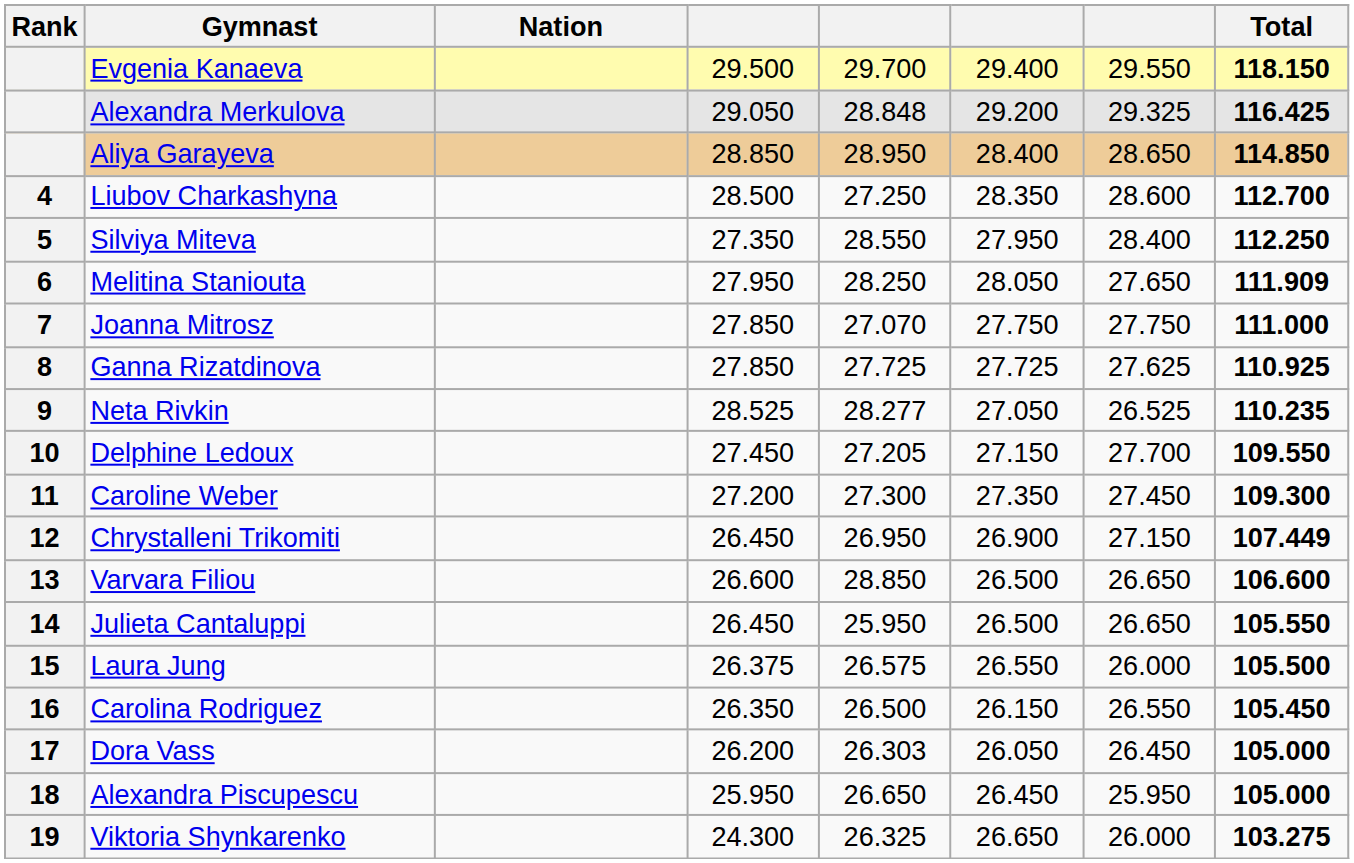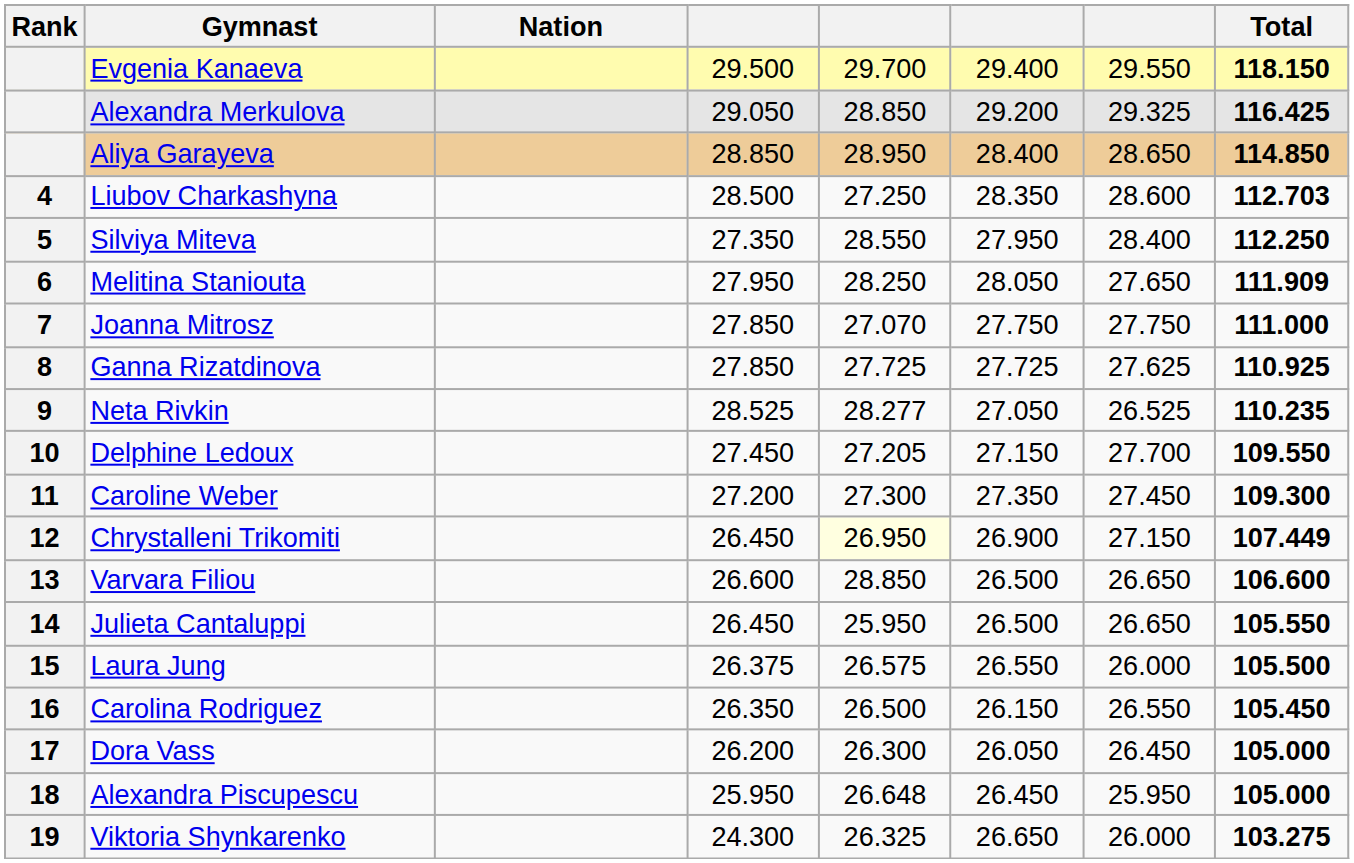(885, 111) 28.848 -> (885, 111) 28.850
(1282, 197) 112.700 -> (1282, 197) 112.703
(885, 538) no background -> (885, 538) lightyellow background
(885, 751) 26.303 -> (885, 751) 26.300
(885, 794) 26.650 -> (885, 794) 26.648
